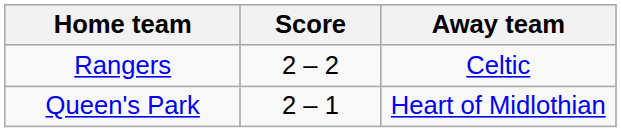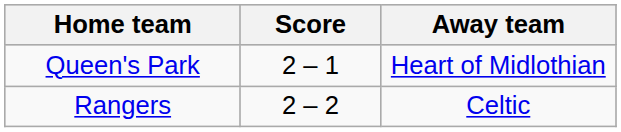rows swapped: (123, 106) <-> (123, 65)
